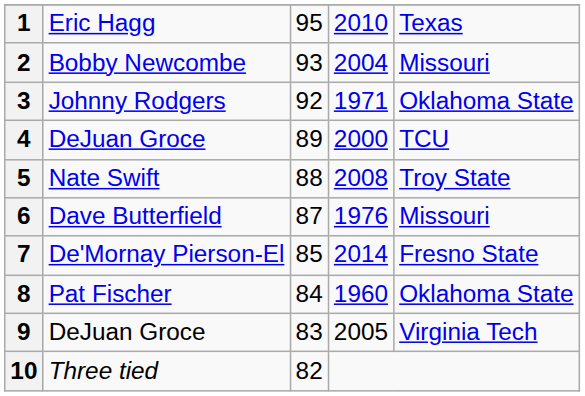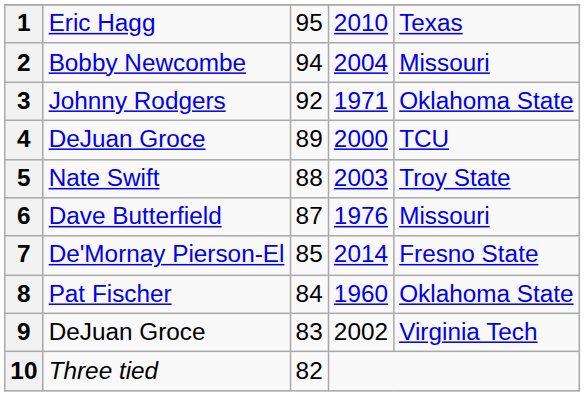(309, 62) 93 -> (309, 62) 94
(361, 178) 2008 -> (361, 178) 2003
(361, 332) 2005 -> (361, 332) 2002
